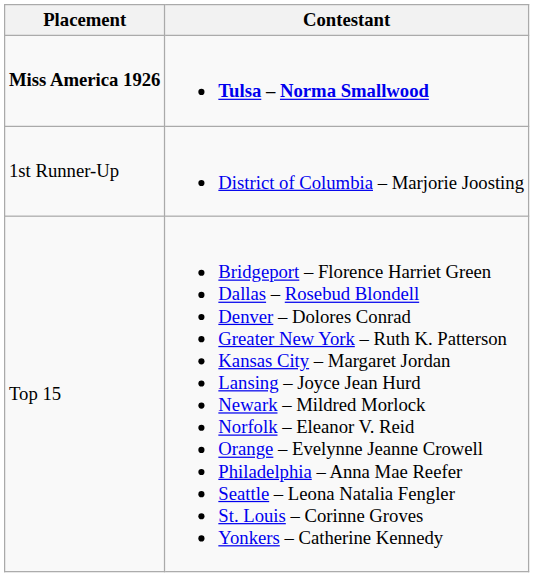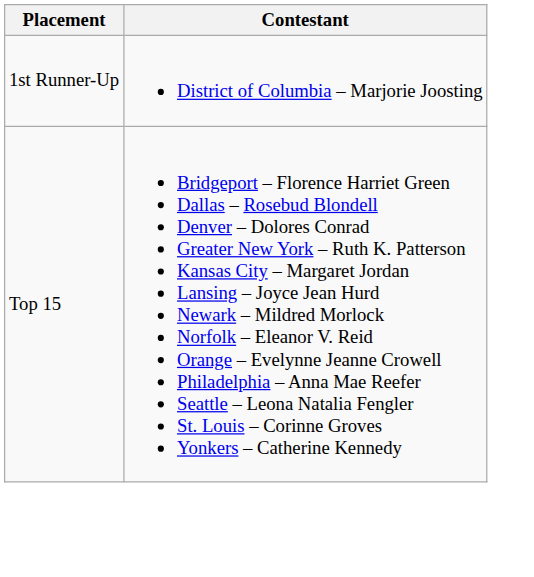- row: (85, 80)
